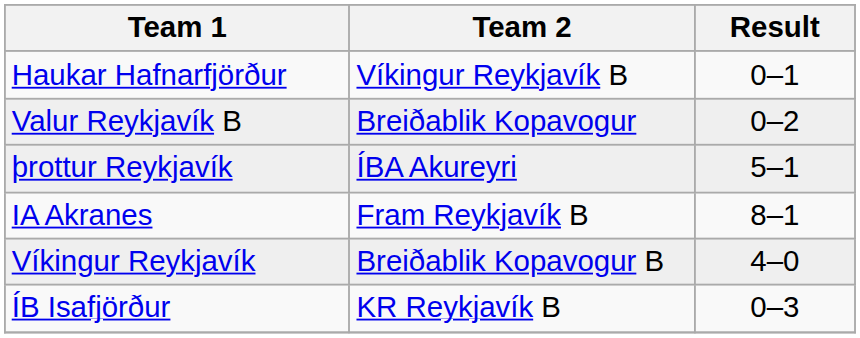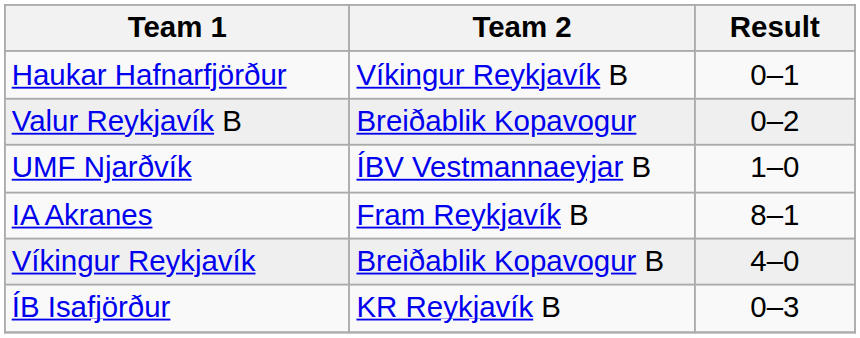+ row: (102, 167)
- row: (122, 167)
